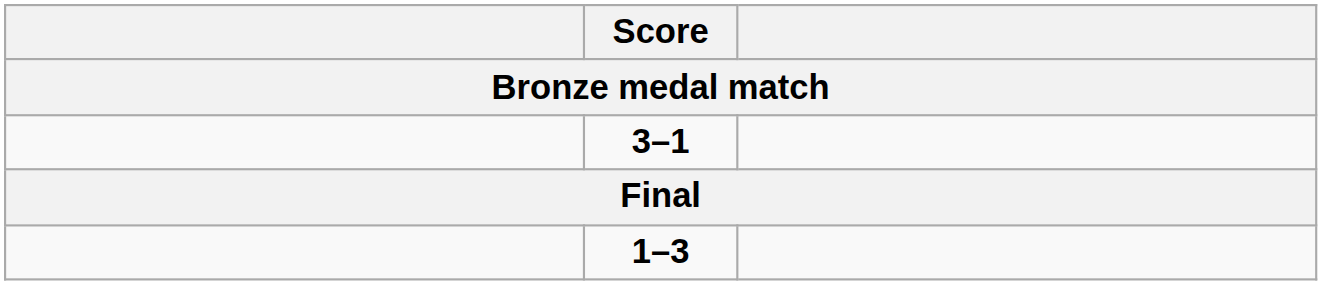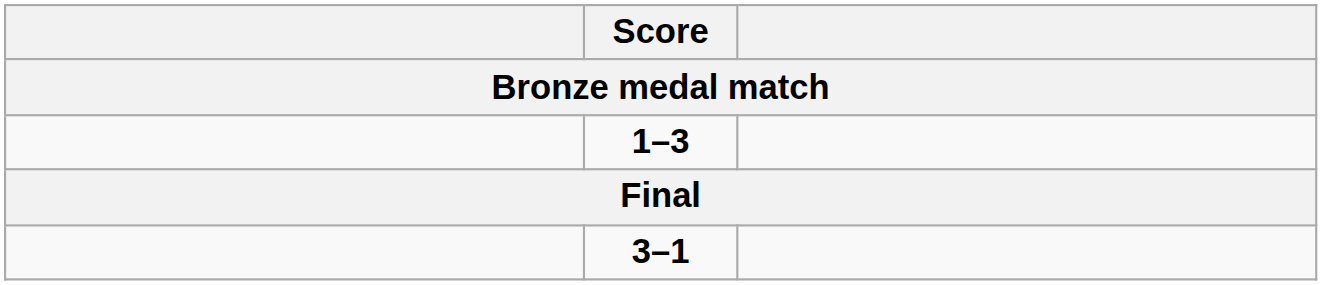rows swapped: (661, 251) <-> (661, 141)
